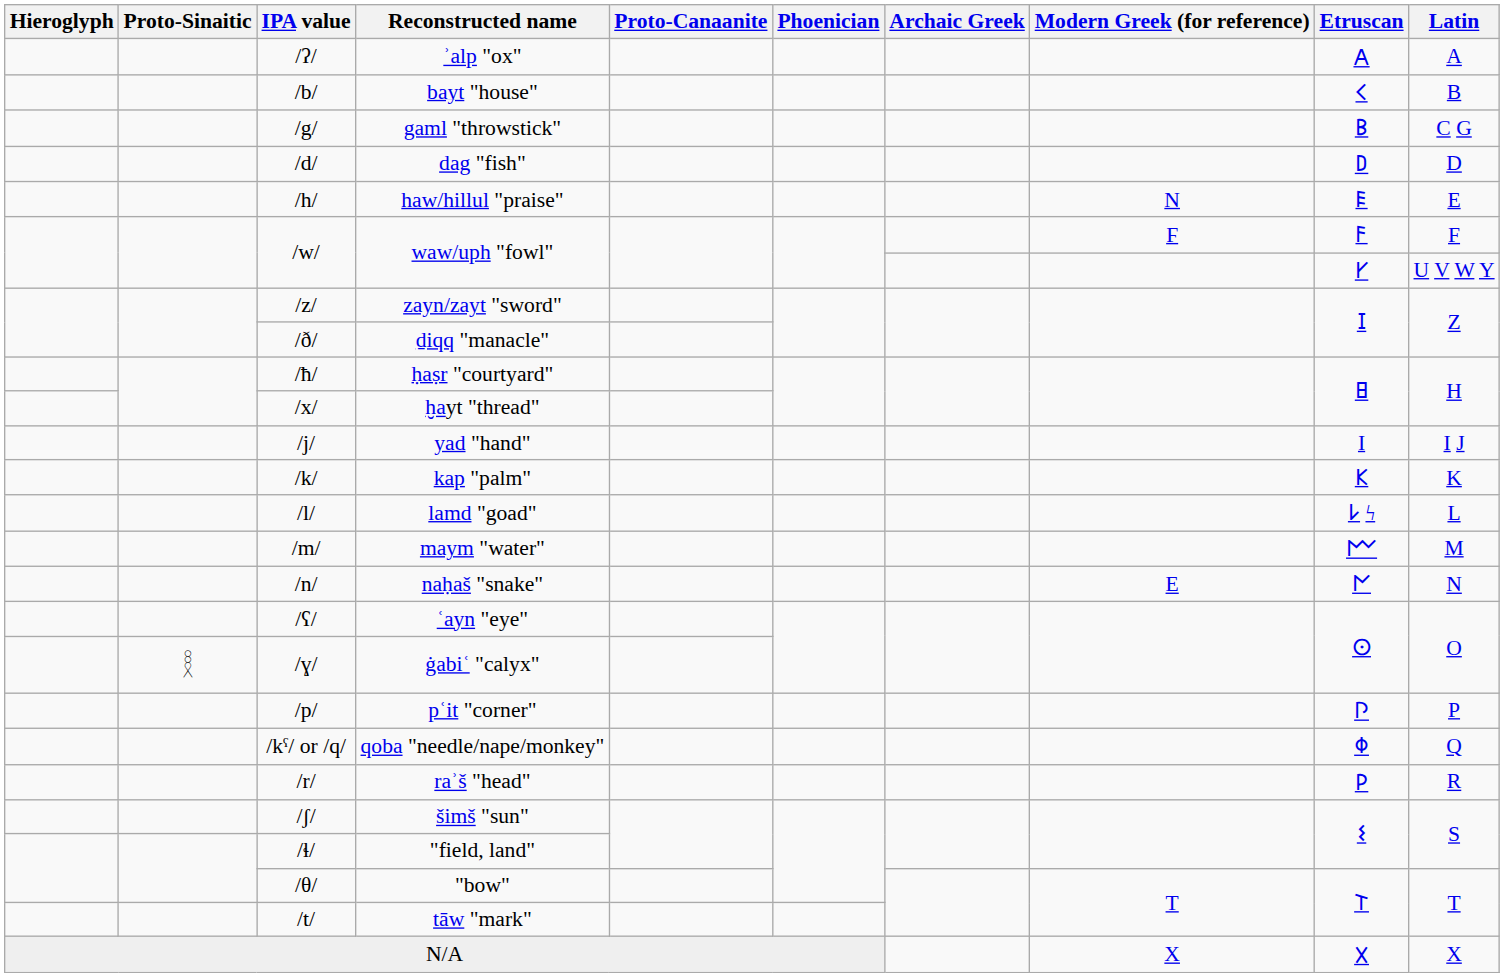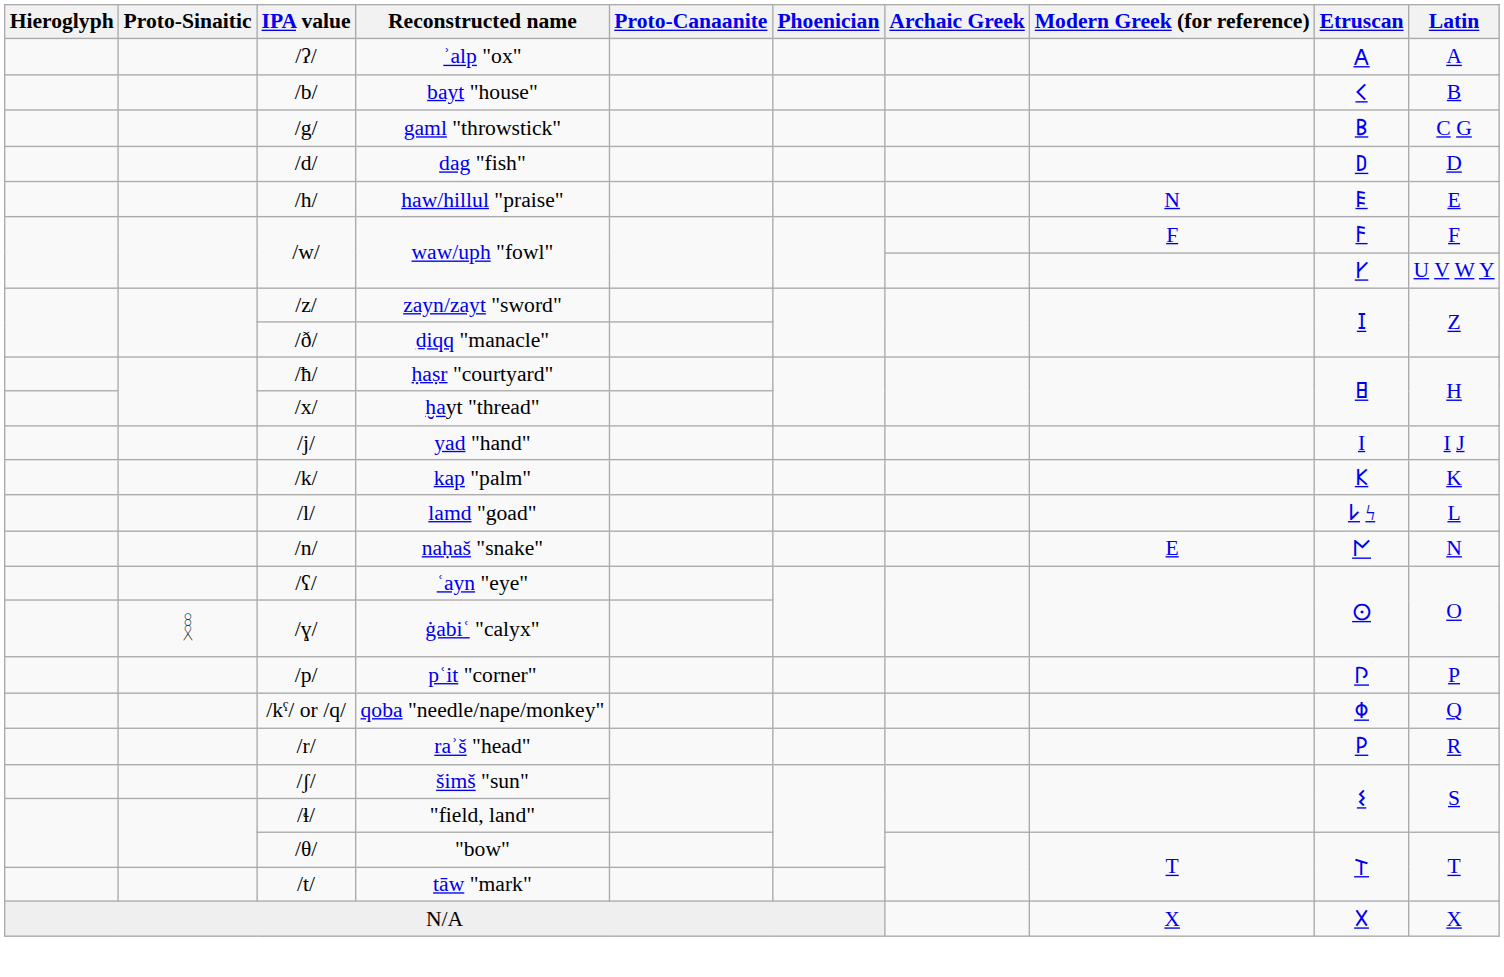- row: (306, 548)
